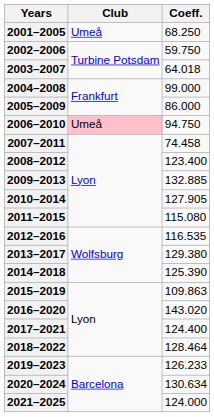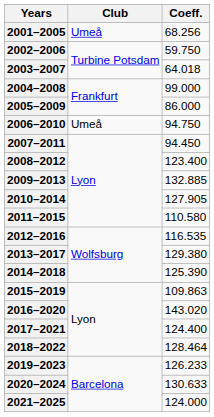(183, 32) 68.250 -> (183, 32) 68.256
(86, 124) pink background -> (86, 124) no background
(183, 143) 74.458 -> (183, 143) 94.450
(185, 217) 115.080 -> (185, 217) 110.580
(186, 384) 130.634 -> (186, 384) 130.633
